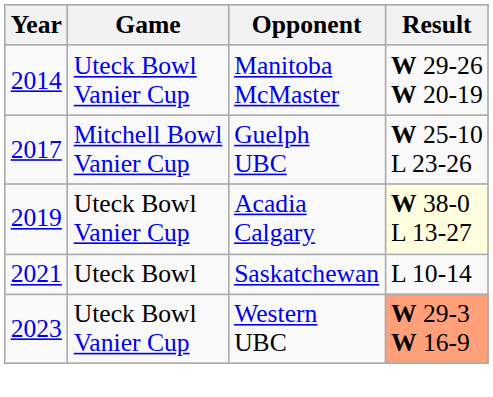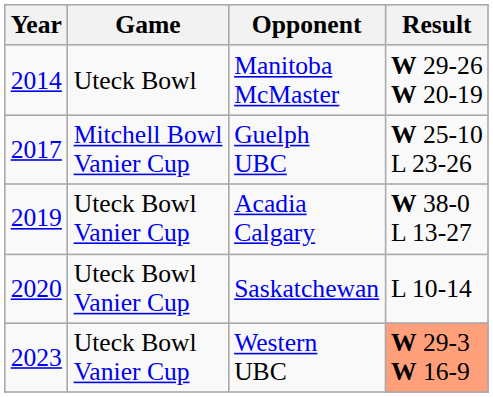(135, 79) Uteck Bowl Vanier Cup -> (135, 79) Uteck Bowl
(431, 218) lightyellow background -> (431, 218) no background
(36, 273) 2021 -> (36, 288) 2020
(135, 273) Uteck Bowl -> (135, 288) Uteck Bowl Vanier Cup
